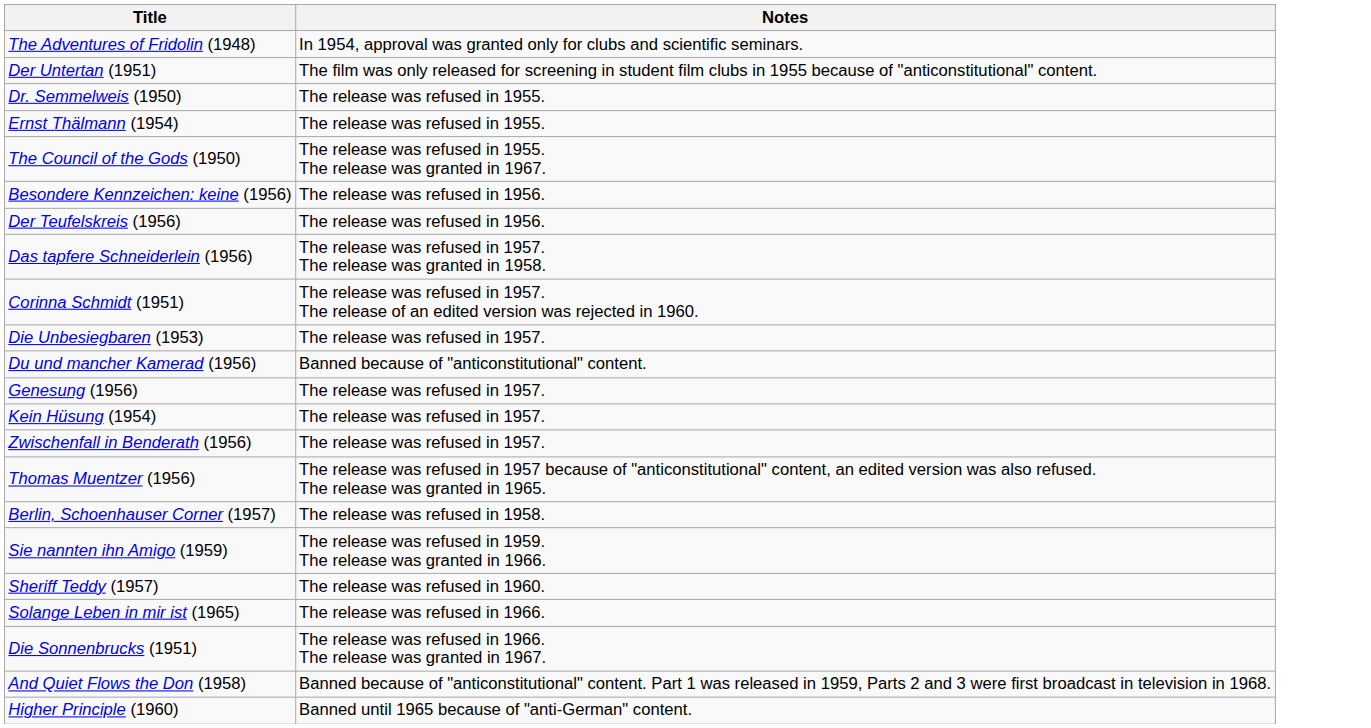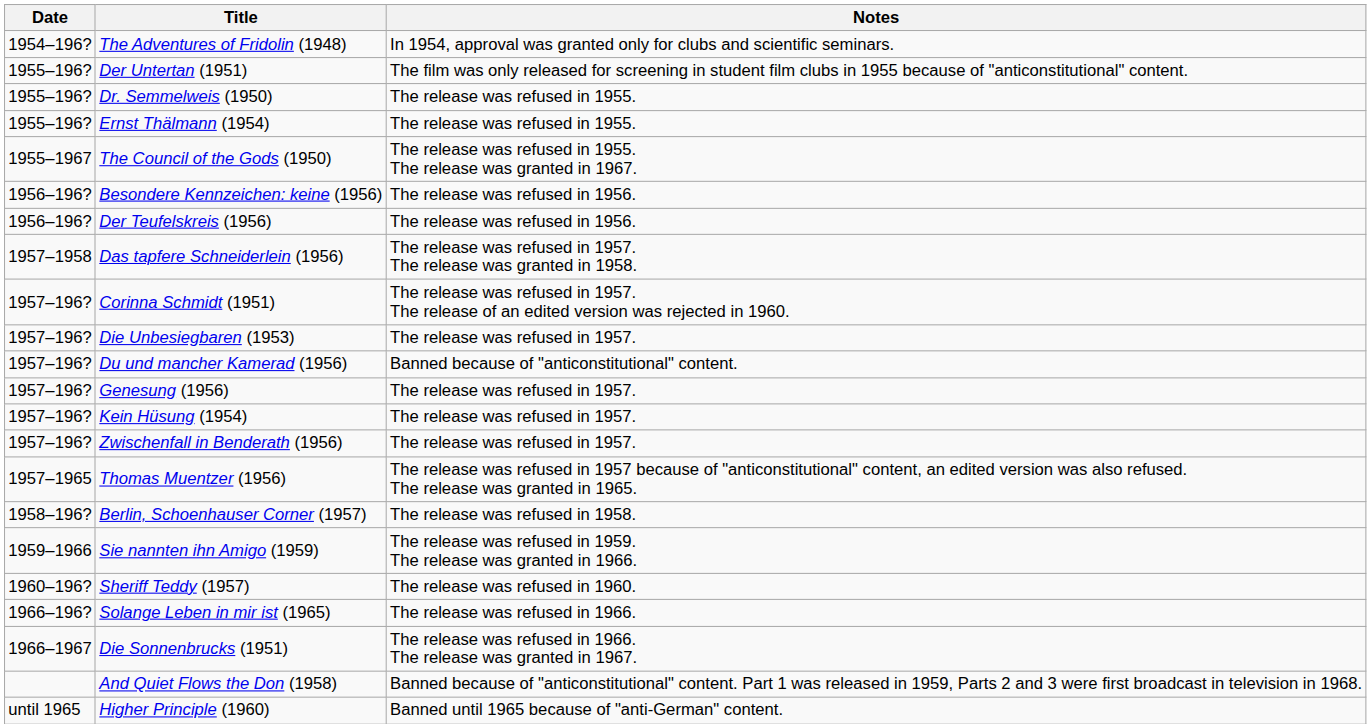+ column: (50, 17)
